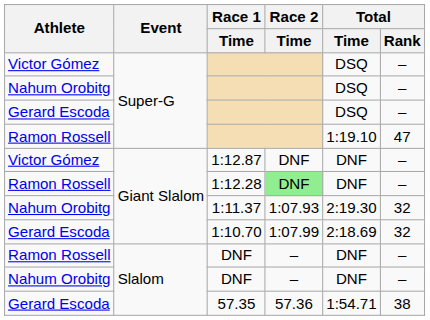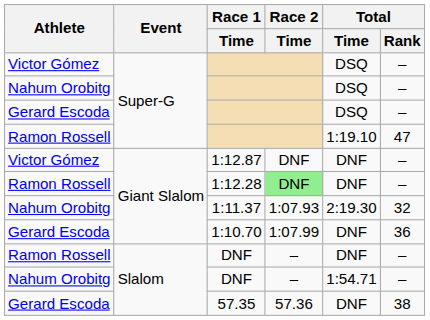(351, 232) 2:18.69 -> (351, 232) DNF
(402, 232) 32 -> (402, 232) 36
(351, 280) DNF -> (351, 280) 1:54.71
(351, 304) 1:54.71 -> (351, 304) DNF
